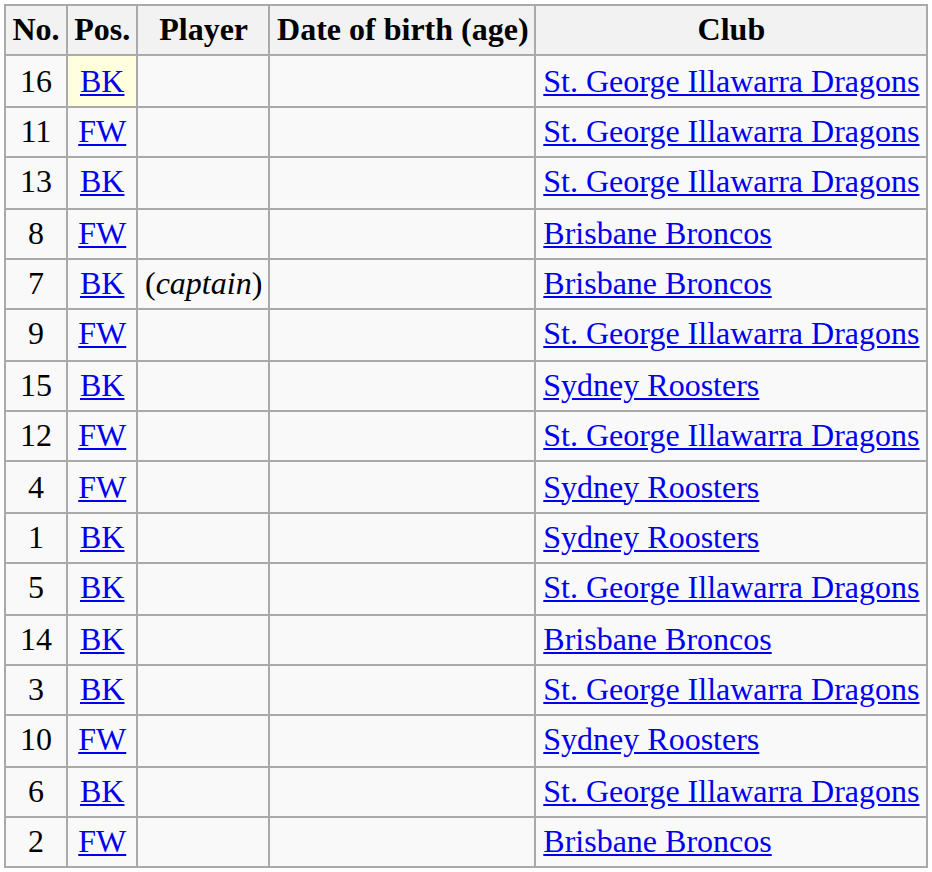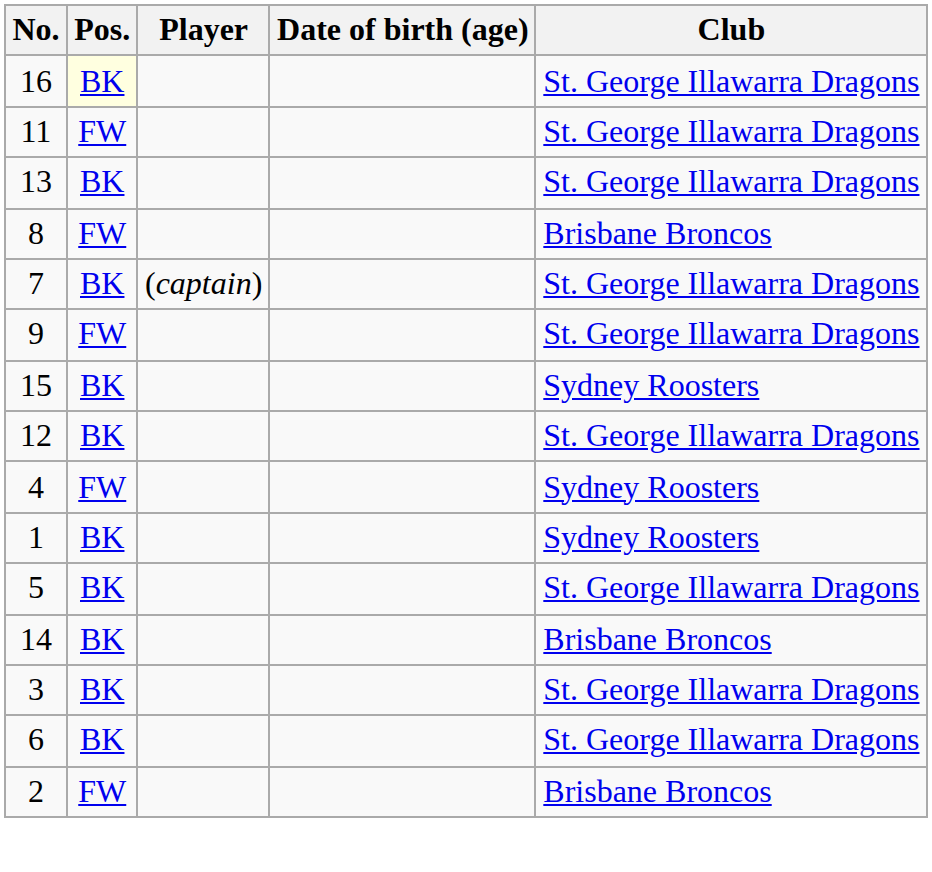(658, 283) Brisbane Broncos -> (731, 283) St. George Illawarra Dragons
(102, 435) FW -> (102, 435) BK
- row: (36, 740)
